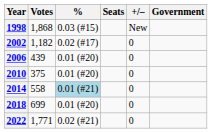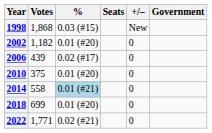(78, 43) 0.02 (#17) -> (78, 43) 0.01 (#20)
(78, 58) 0.01 (#20) -> (78, 58) 0.02 (#17)
